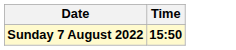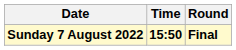+ column: (208, 14)
